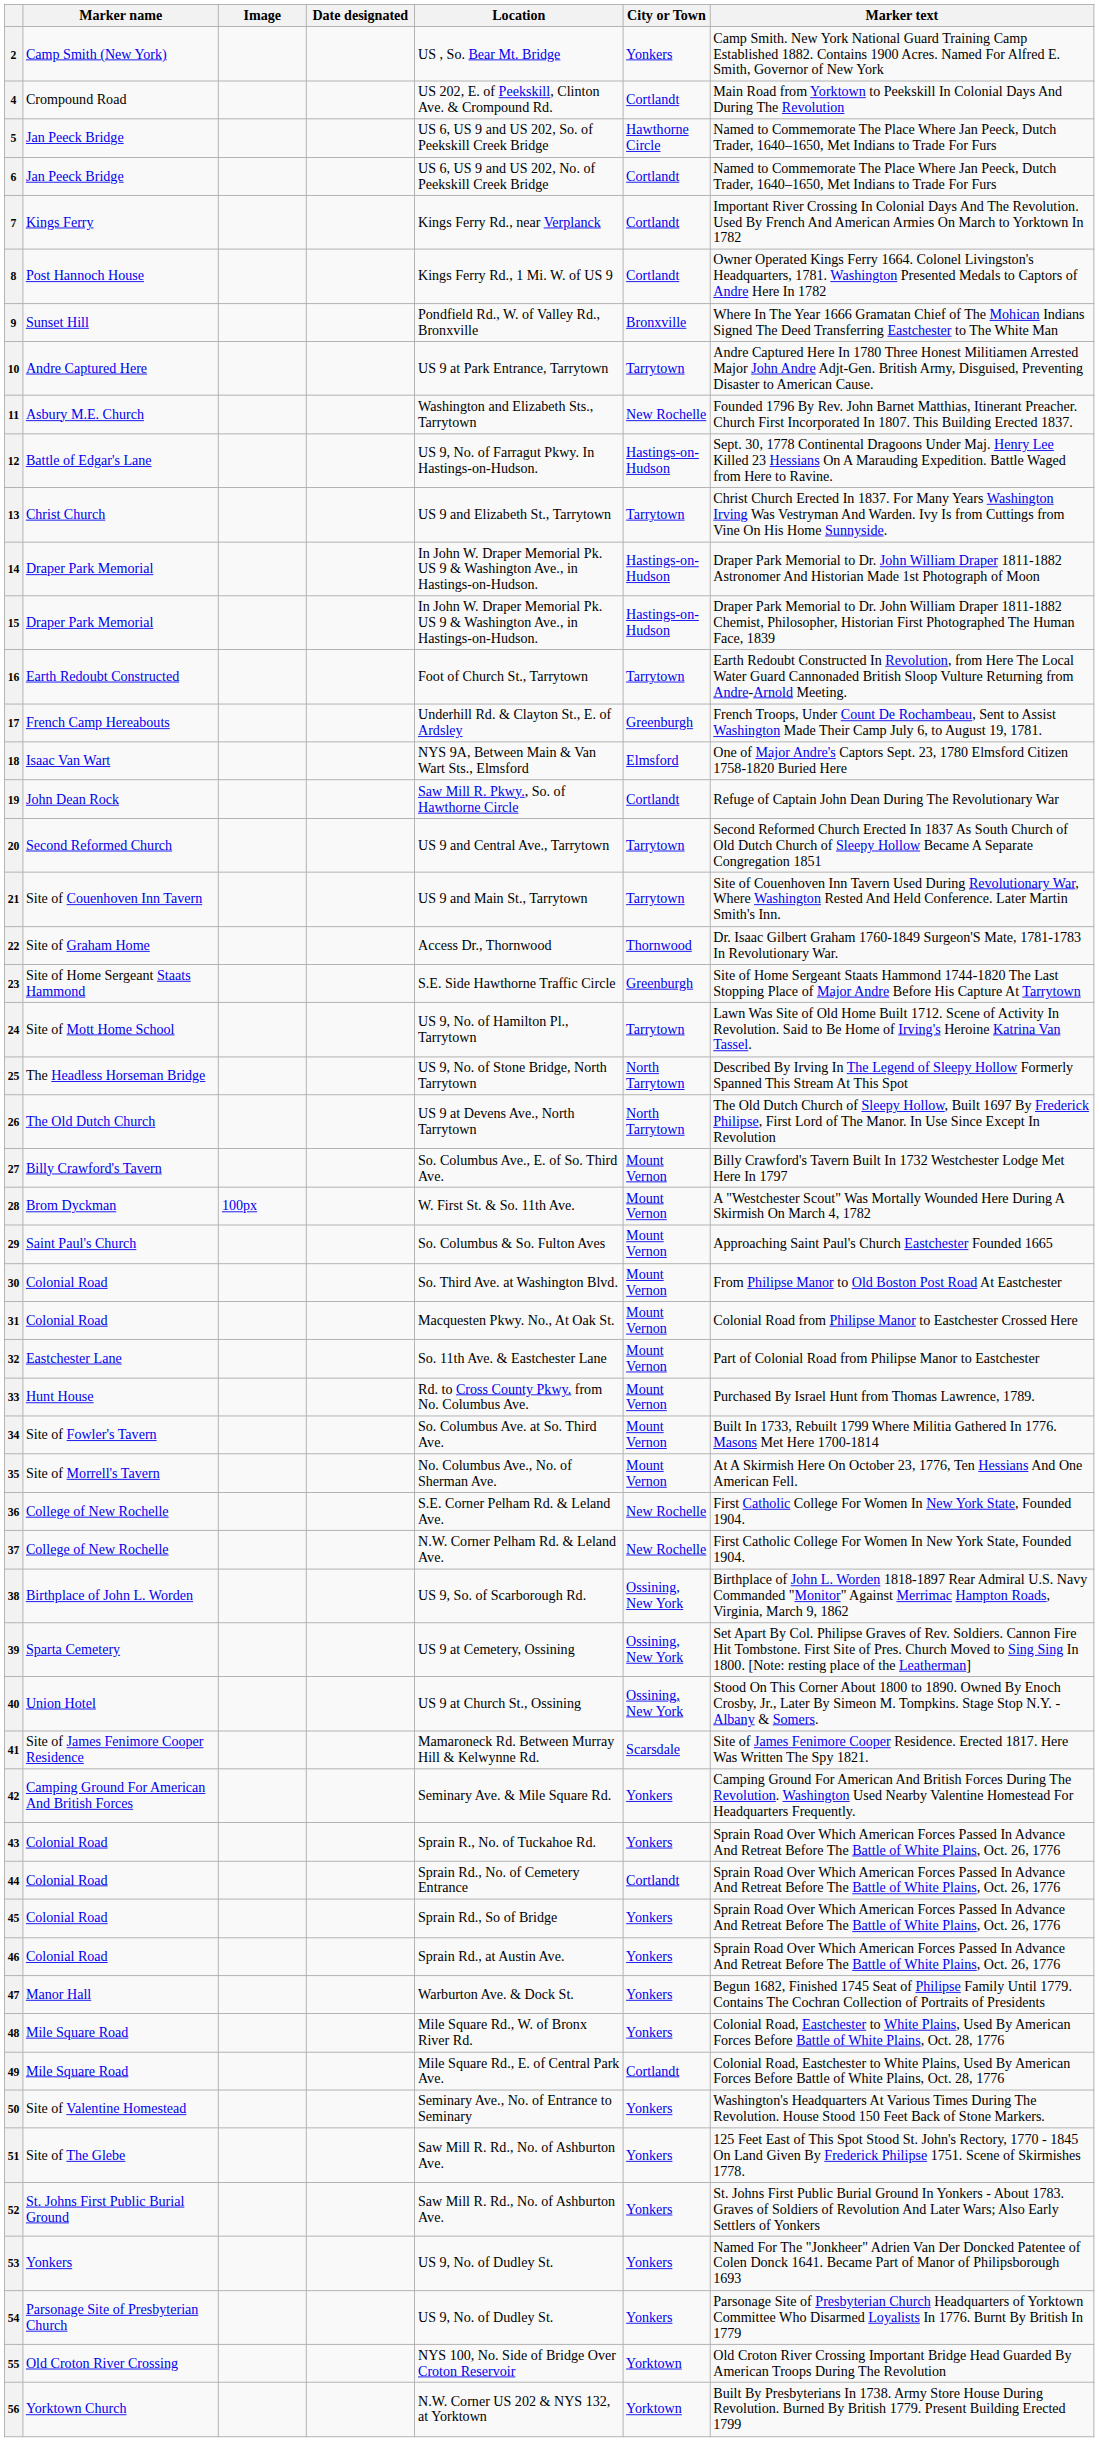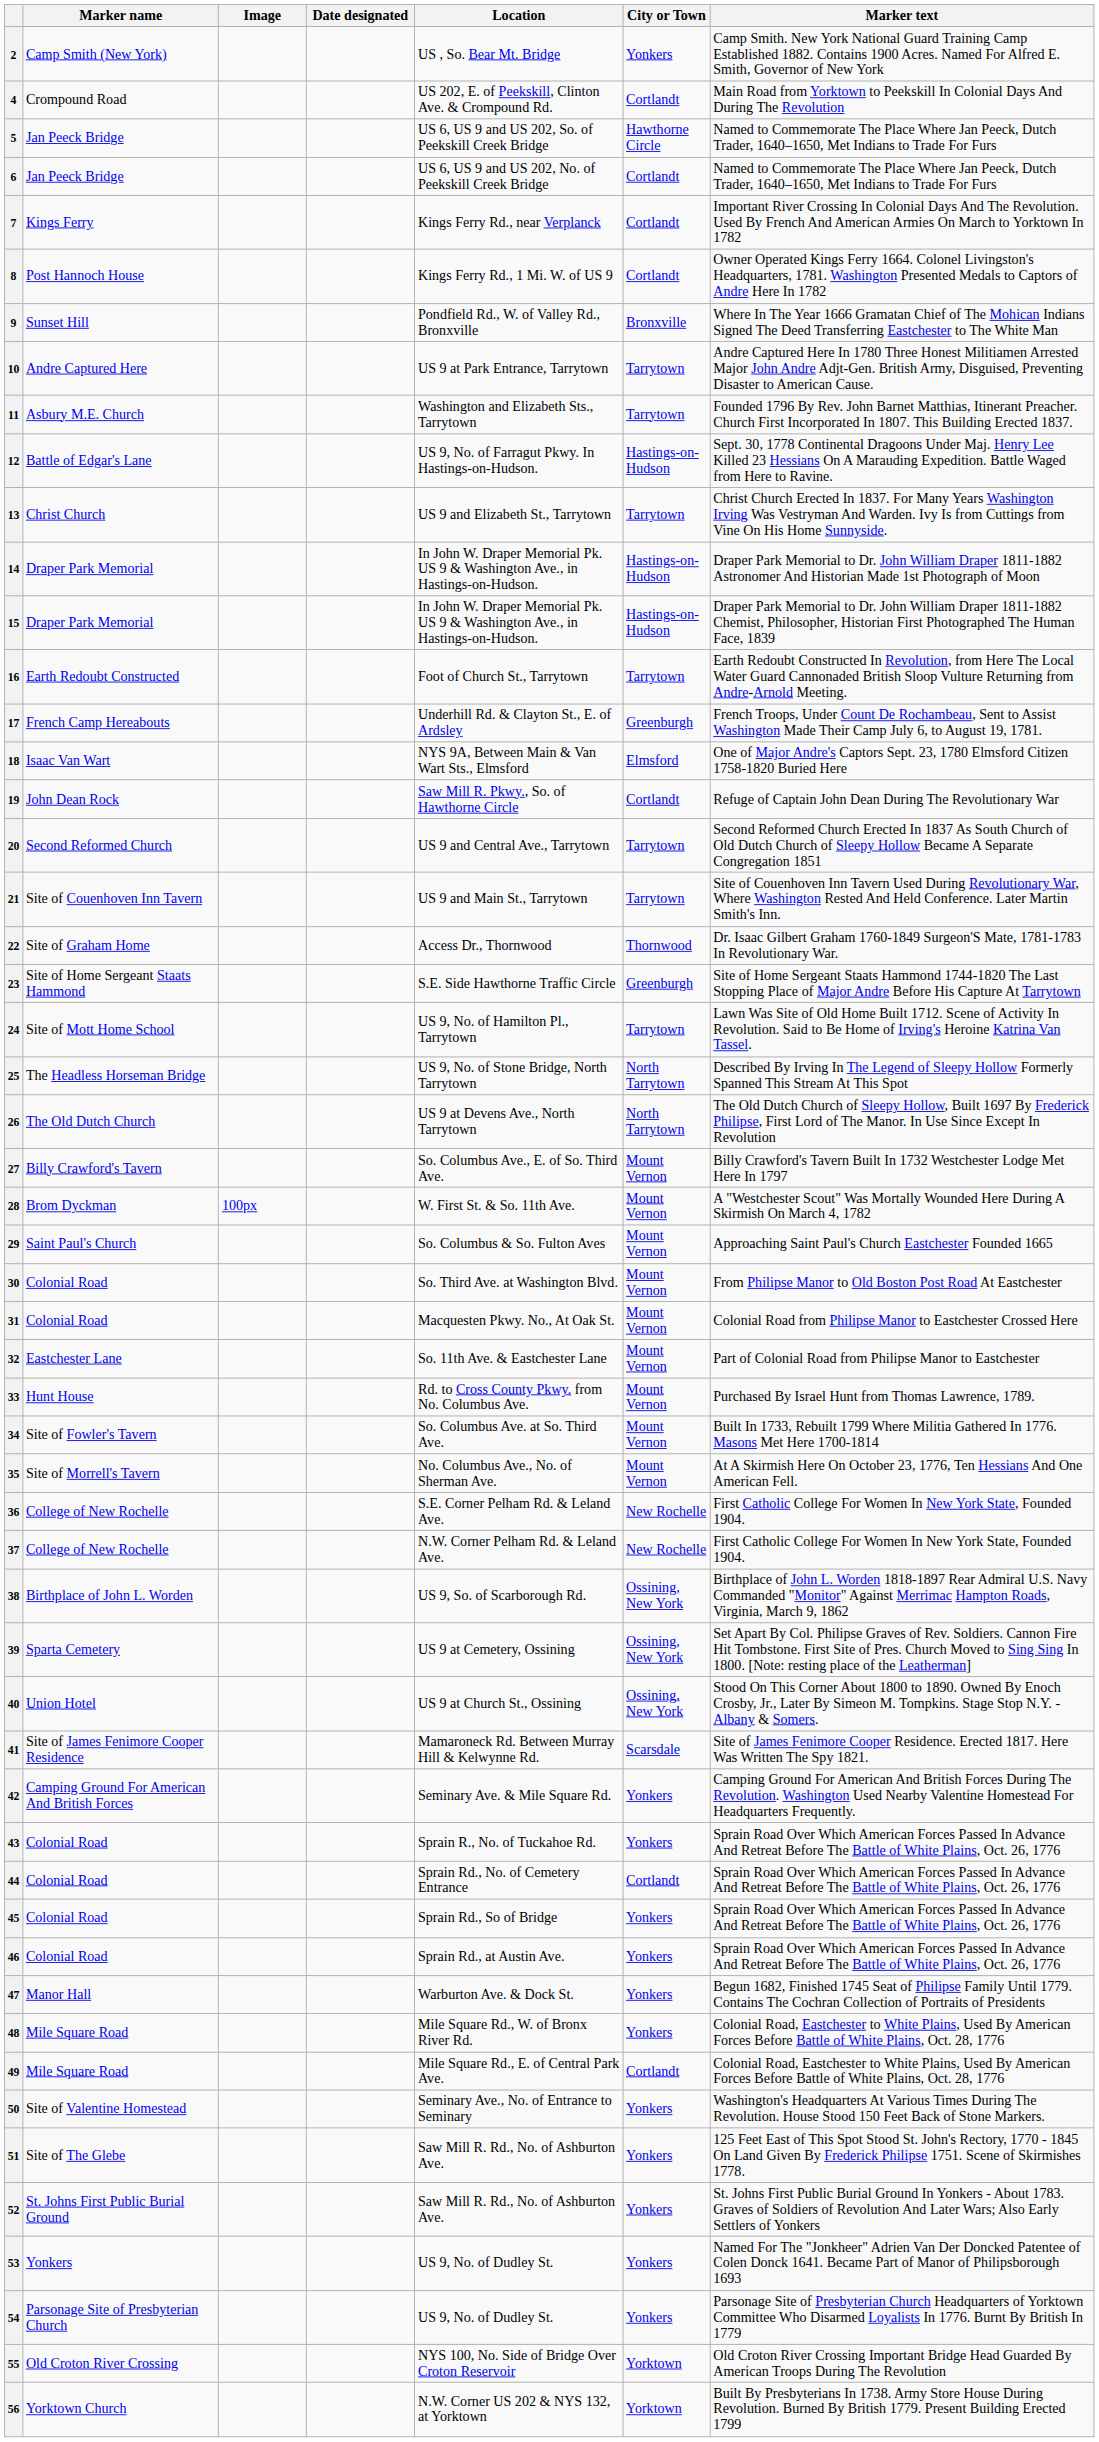(666, 414) New Rochelle -> (655, 414) Tarrytown
